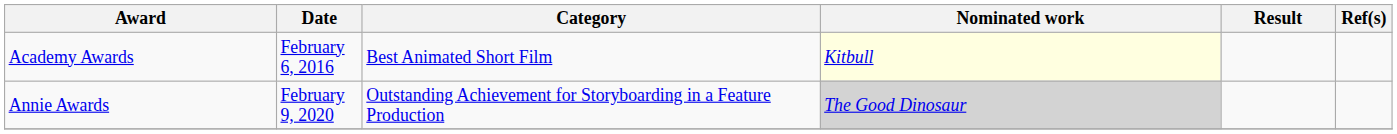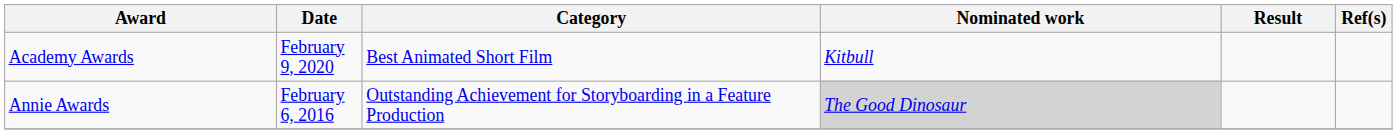(313, 56) February 6, 2016 -> (313, 56) February 9, 2020
(849, 56) lightyellow background -> (849, 56) no background
(313, 104) February 9, 2020 -> (313, 104) February 6, 2016
